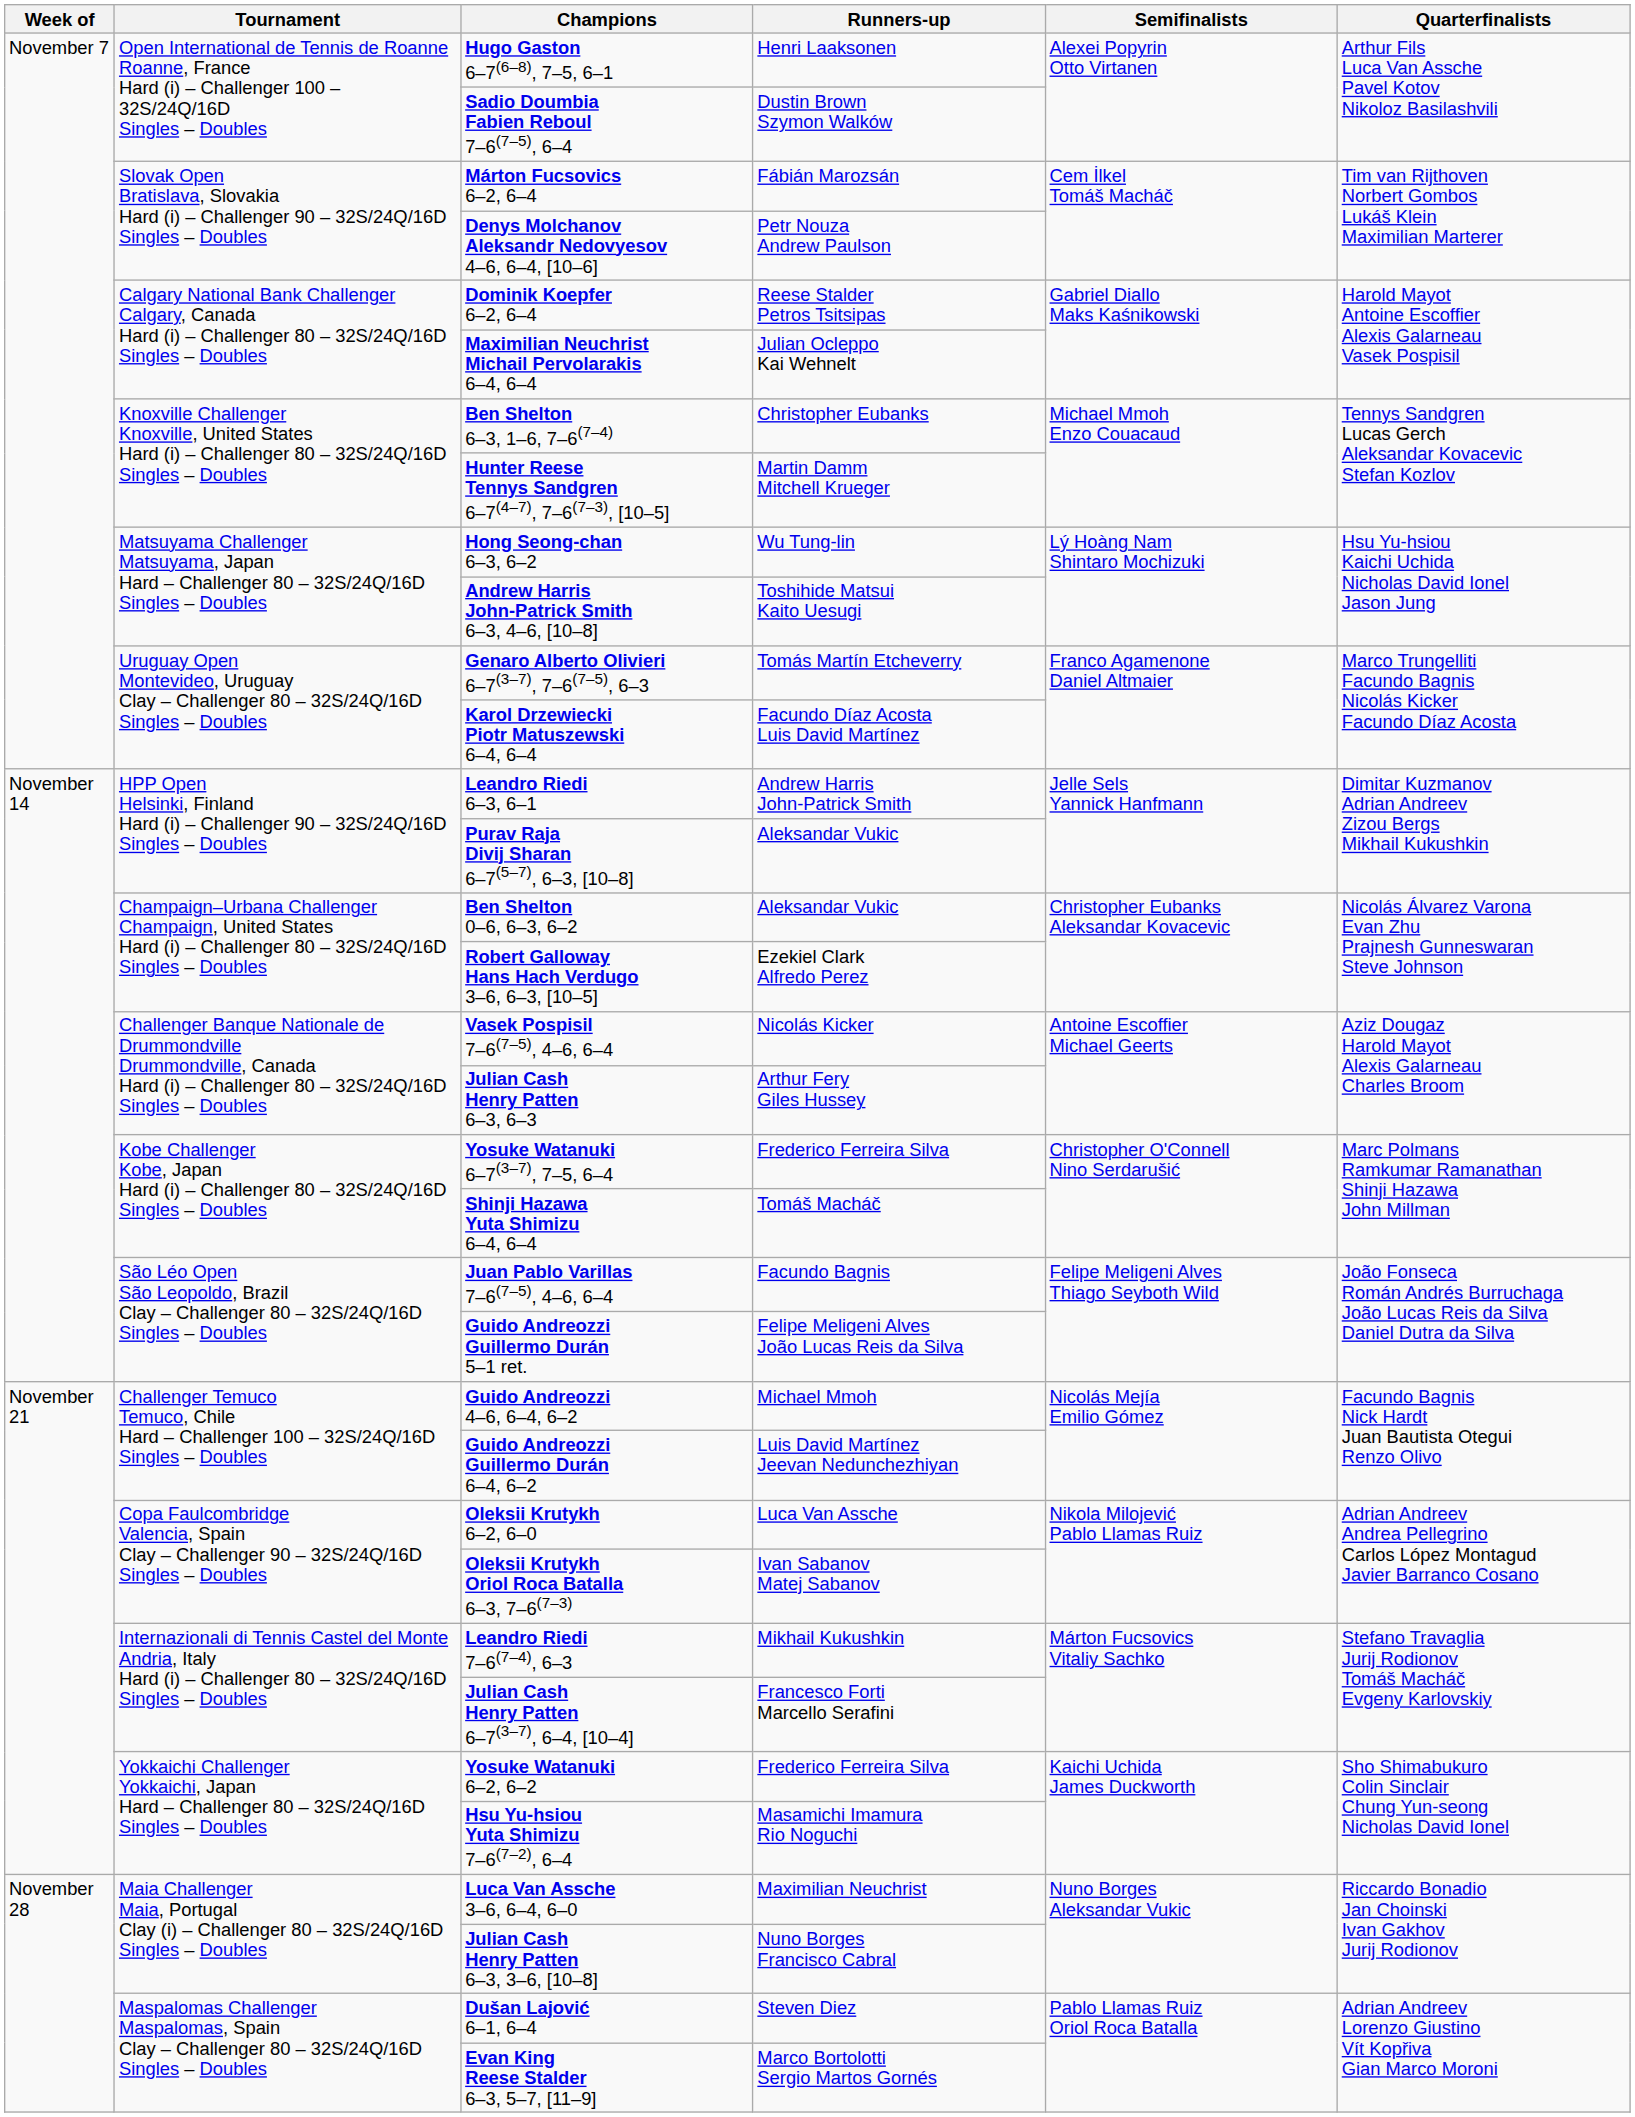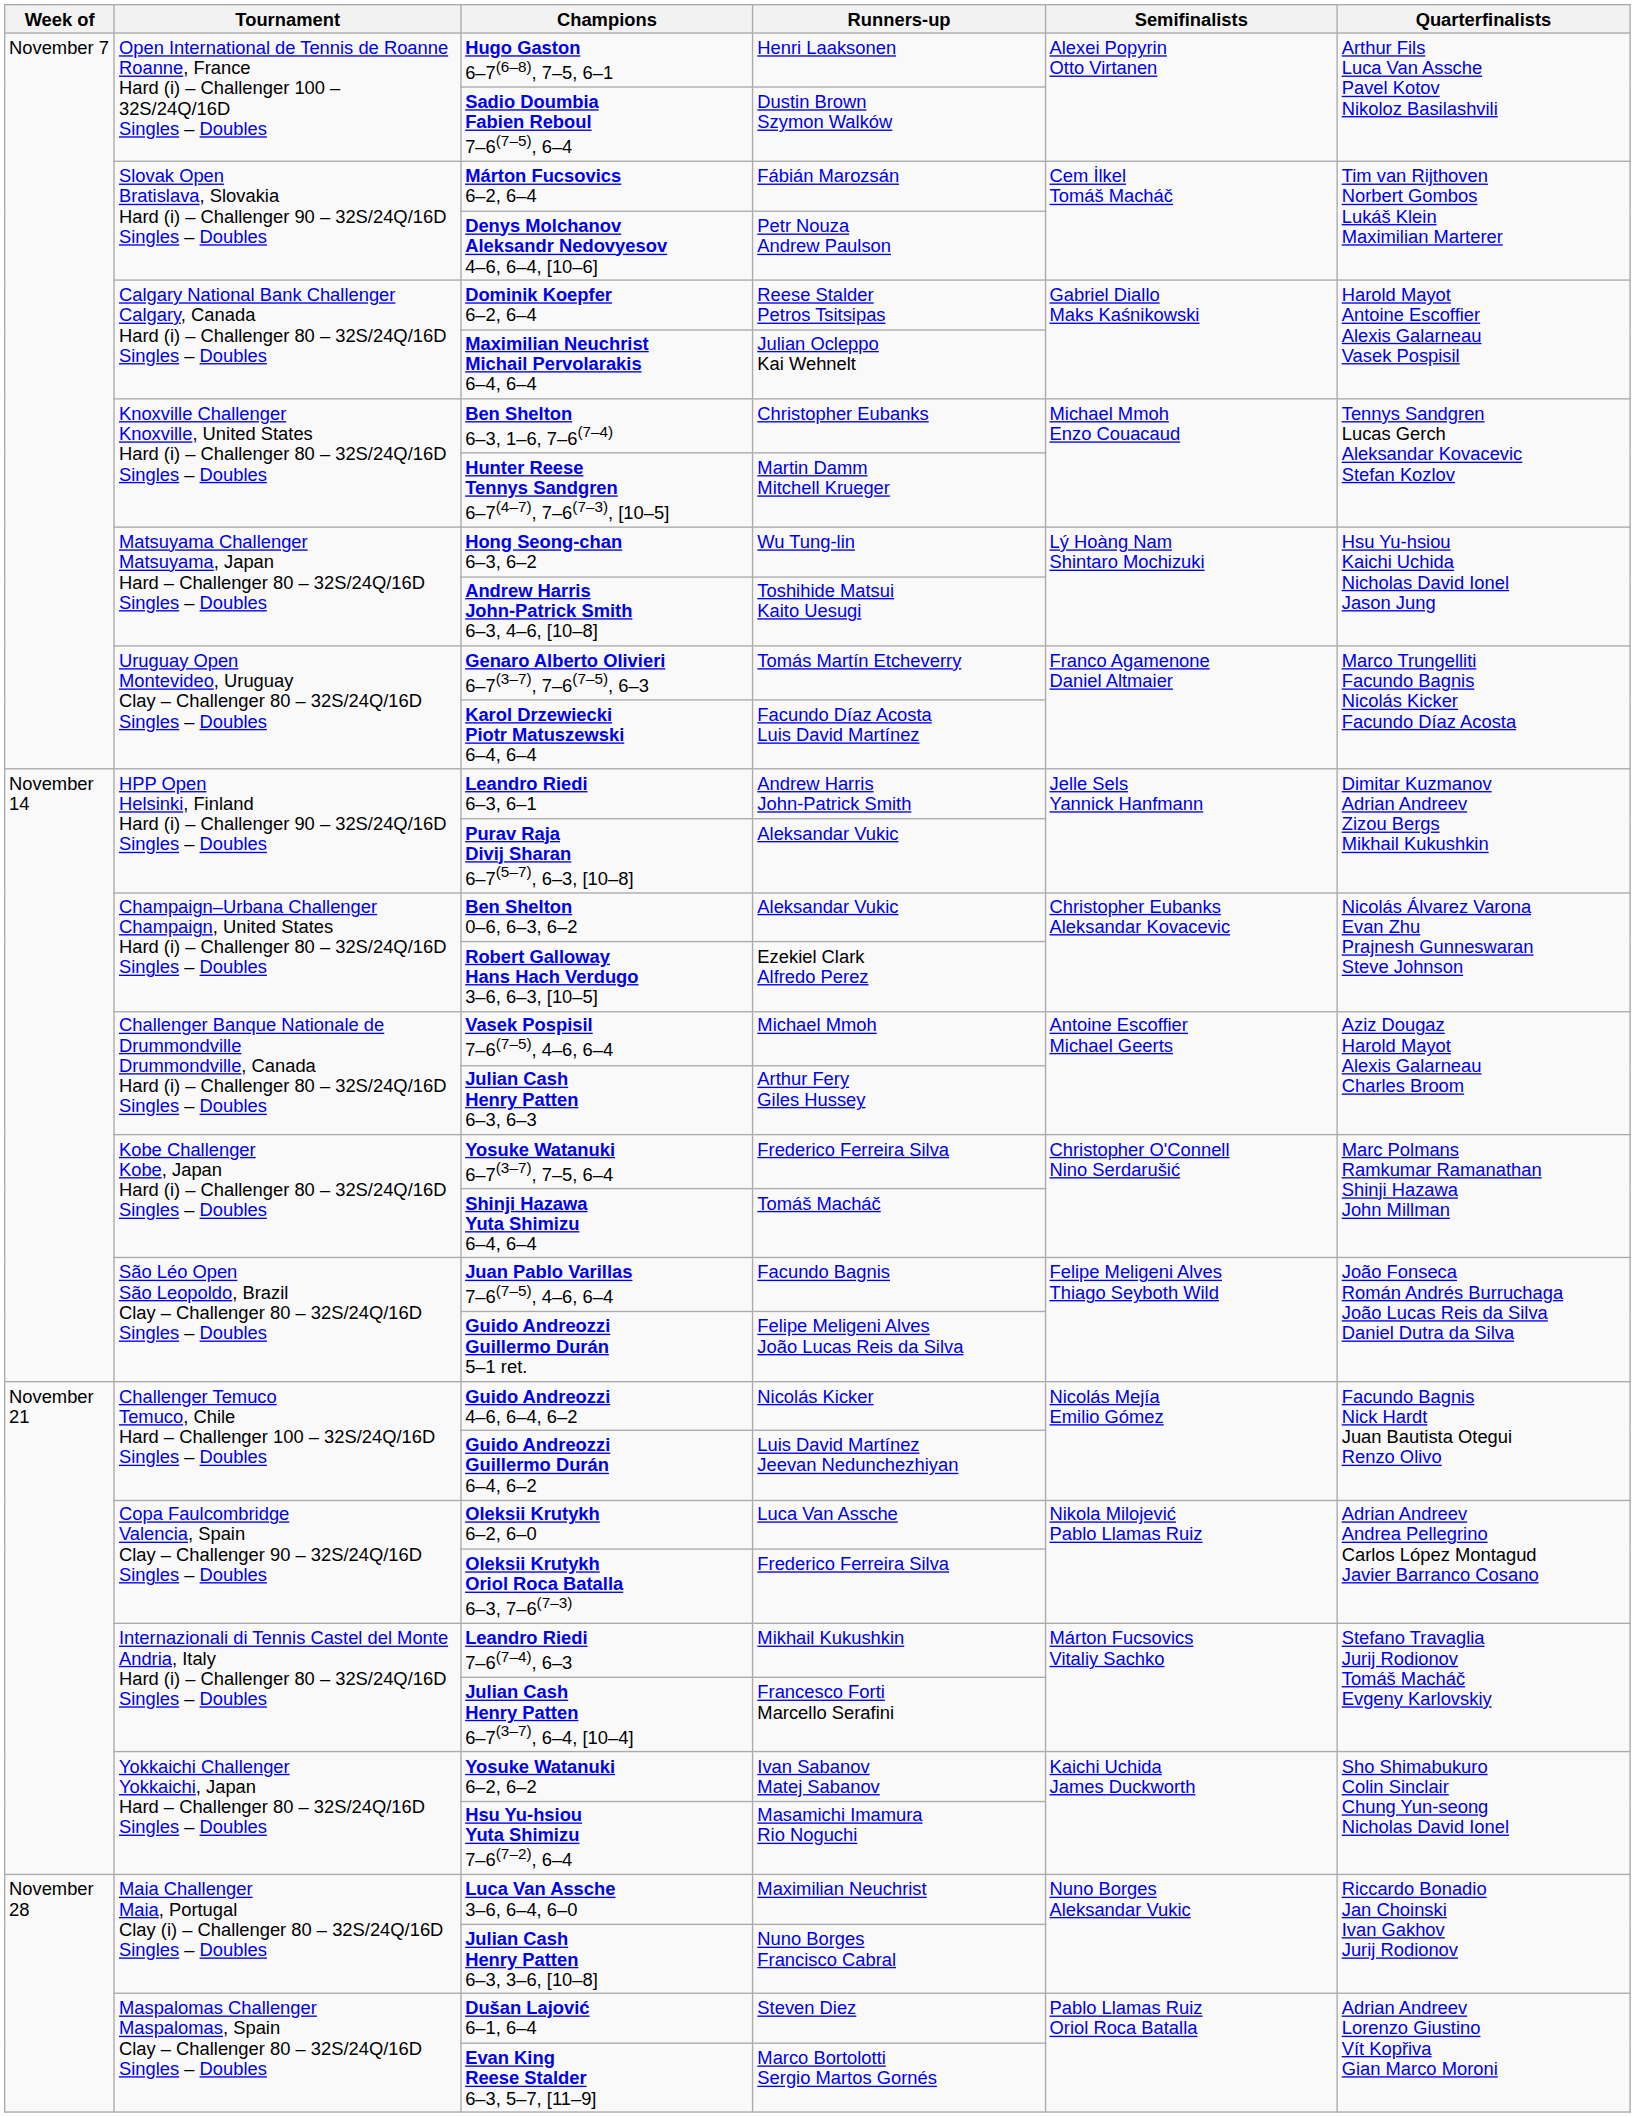(815, 1025) Nicolás Kicker -> (817, 1025) Michael Mmoh
(817, 1396) Michael Mmoh -> (815, 1396) Nicolás Kicker
(819, 1573) Ivan Sabanov Matej Sabanov -> (853, 1563) Frederico Ferreira Silva
(853, 1766) Frederico Ferreira Silva -> (819, 1776) Ivan Sabanov Matej Sabanov
